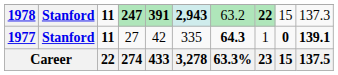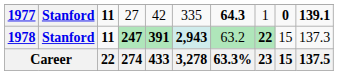rows swapped: (22, 37) <-> (22, 15)
